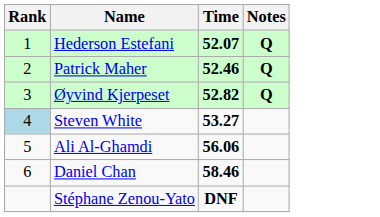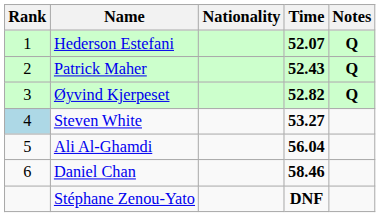+ column: (242, 17)
(221, 69) 52.46 -> (306, 69) 52.43
(221, 146) 56.06 -> (306, 146) 56.04
